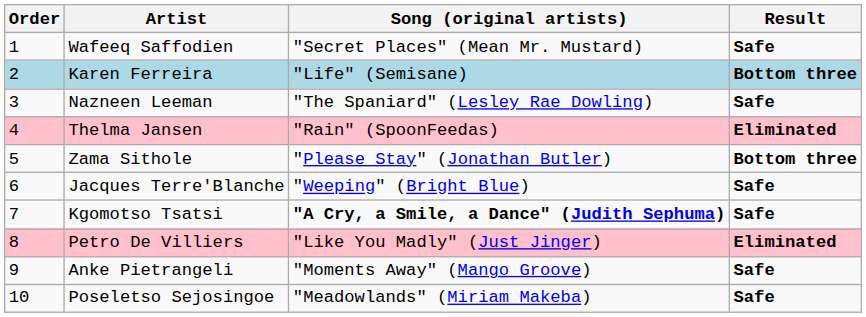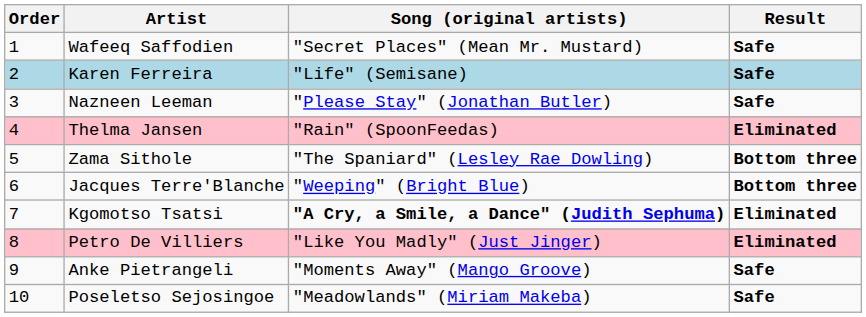(795, 75) Bottom three -> (754, 75) Safe
(473, 103) "The Spaniard" (Lesley Rae Dowling) -> (452, 103) "Please Stay" (Jonathan Butler)
(452, 158) "Please Stay" (Jonathan Butler) -> (473, 158) "The Spaniard" (Lesley Rae Dowling)
(754, 186) Safe -> (795, 186) Bottom three
(754, 214) Safe -> (785, 214) Eliminated
